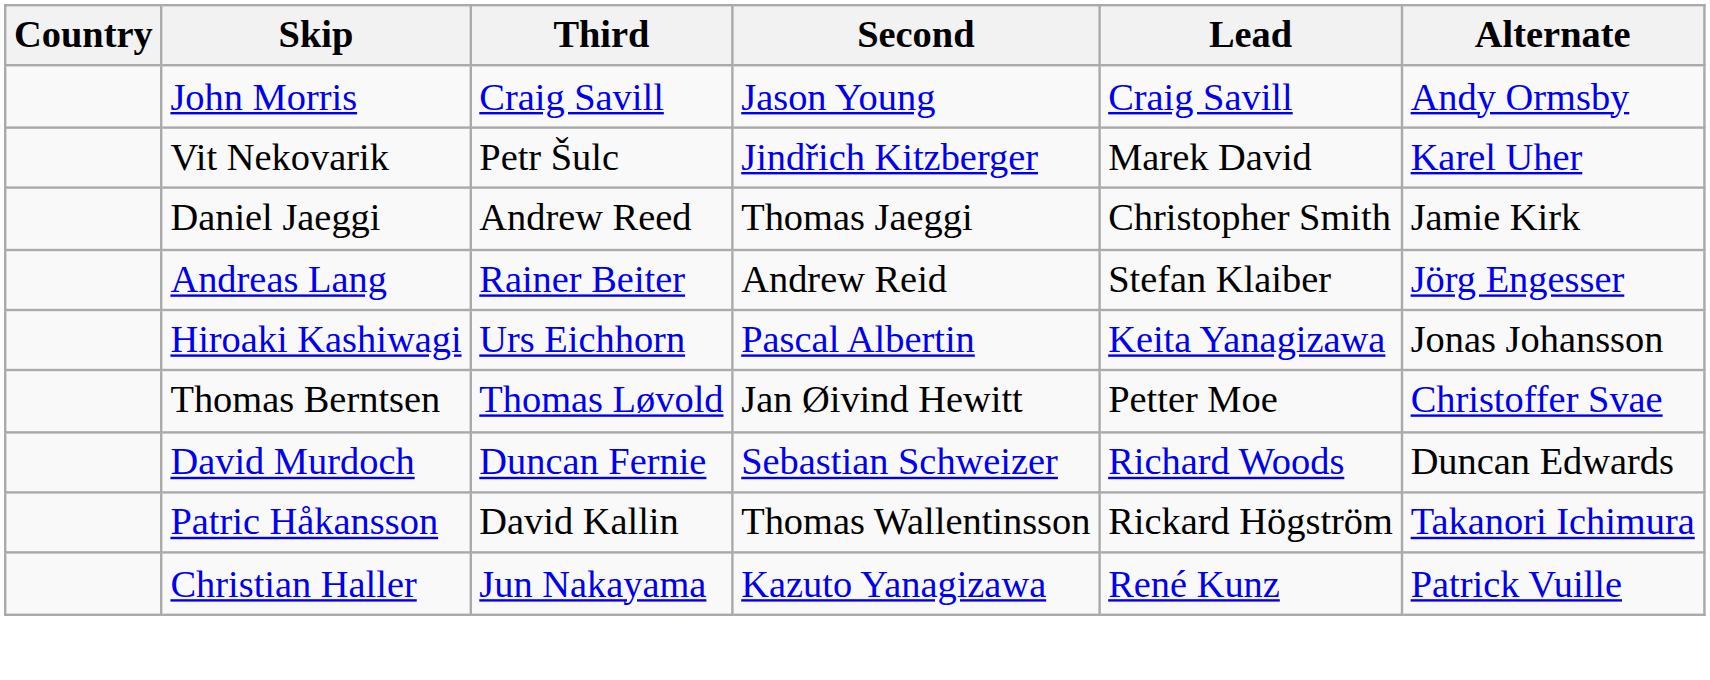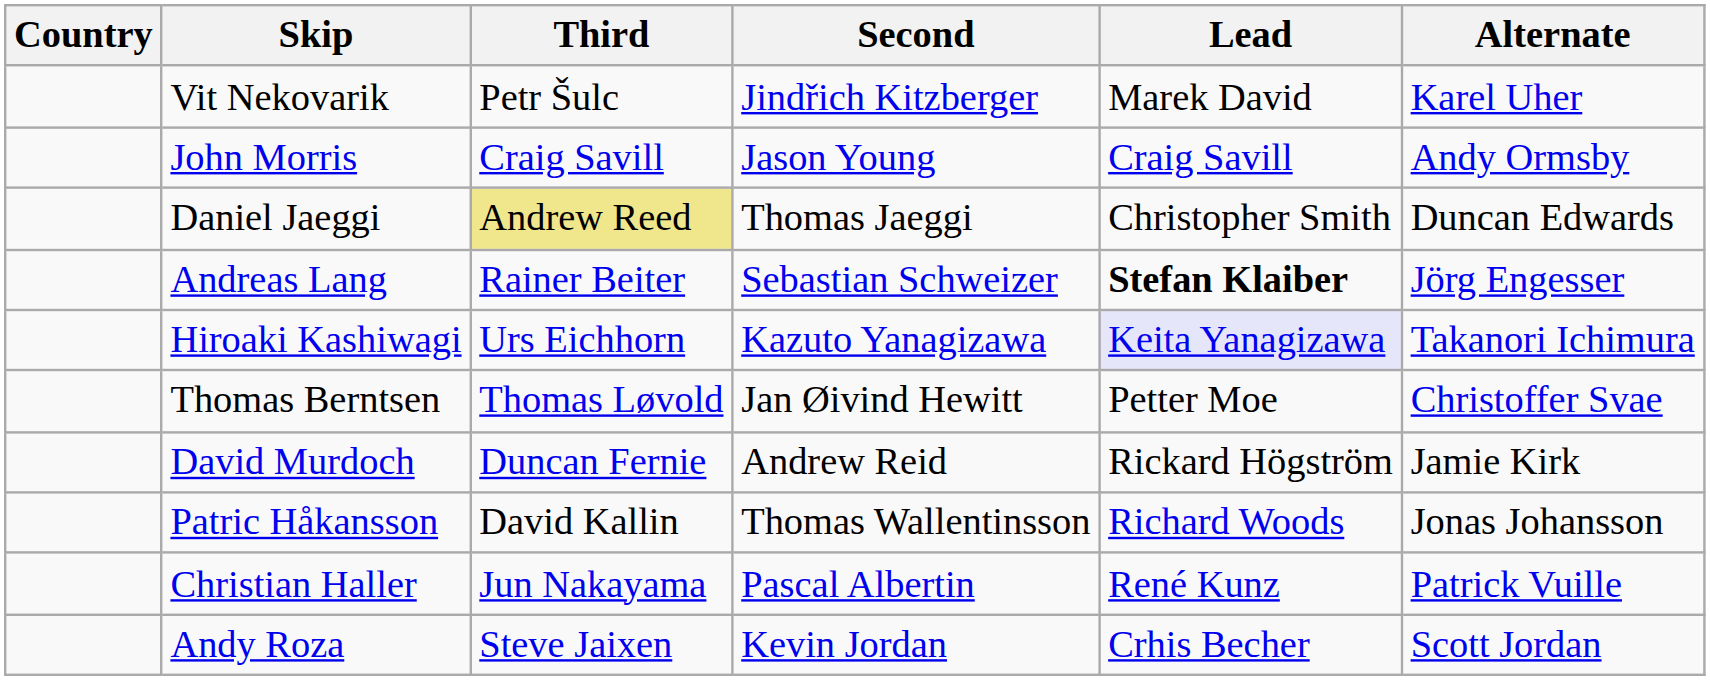rows swapped: (264, 95) <-> (280, 156)
(585, 217) no background -> (585, 217) khaki background
(1495, 217) Jamie Kirk -> (1542, 217) Duncan Edwards
(844, 278) Andrew Reid -> (900, 278) Sebastian Schweizer
(1220, 278) normal -> (1228, 278) bold
(858, 339) Pascal Albertin -> (894, 339) Kazuto Yanagizawa
(1247, 339) no background -> (1247, 339) lavender background
(1537, 339) Jonas Johansson -> (1553, 339) Takanori Ichimura
(900, 461) Sebastian Schweizer -> (844, 461) Andrew Reid
(1226, 461) Richard Woods -> (1251, 461) Rickard Högström
(1542, 461) Duncan Edwards -> (1495, 461) Jamie Kirk
(1251, 522) Rickard Högström -> (1226, 522) Richard Woods
(1553, 522) Takanori Ichimura -> (1537, 522) Jonas Johansson
(894, 583) Kazuto Yanagizawa -> (858, 583) Pascal Albertin
+ row: (257, 643)
